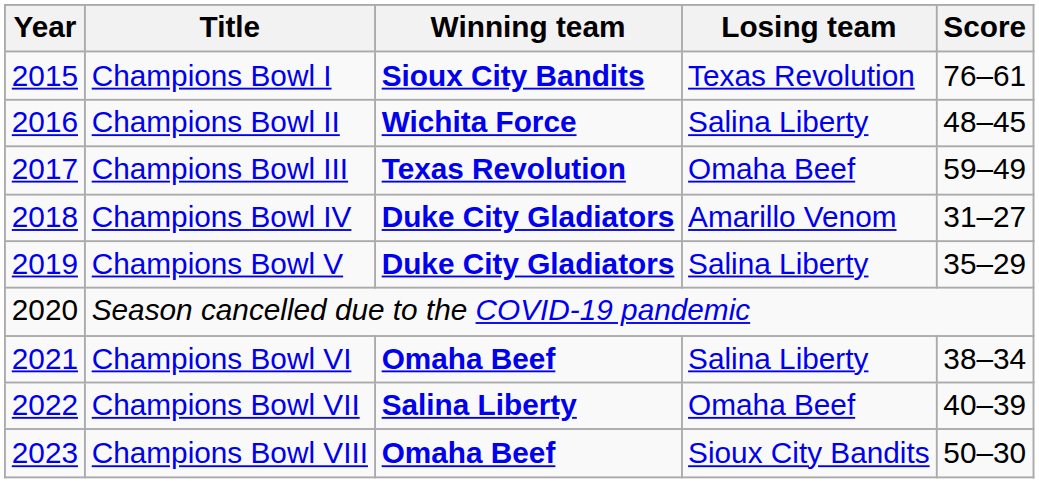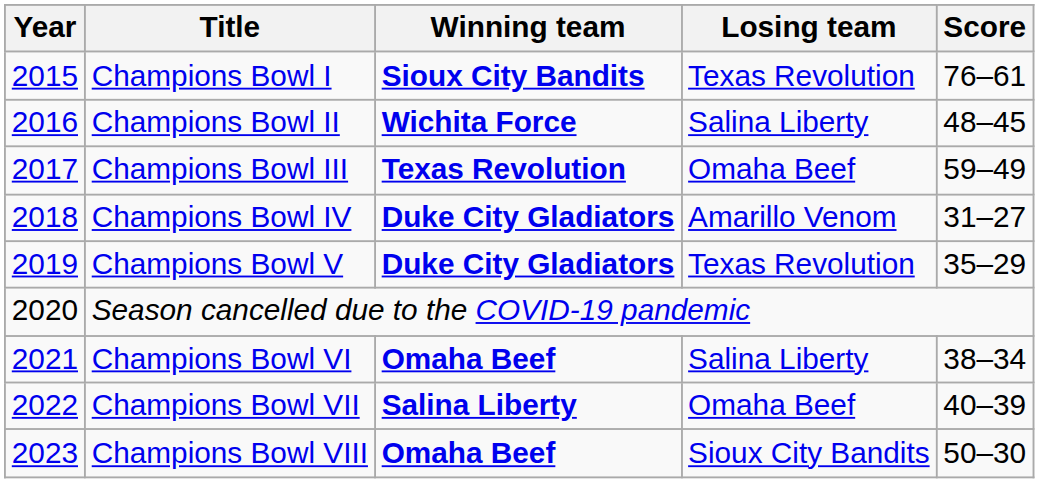(778, 264) Salina Liberty -> (801, 264) Texas Revolution
